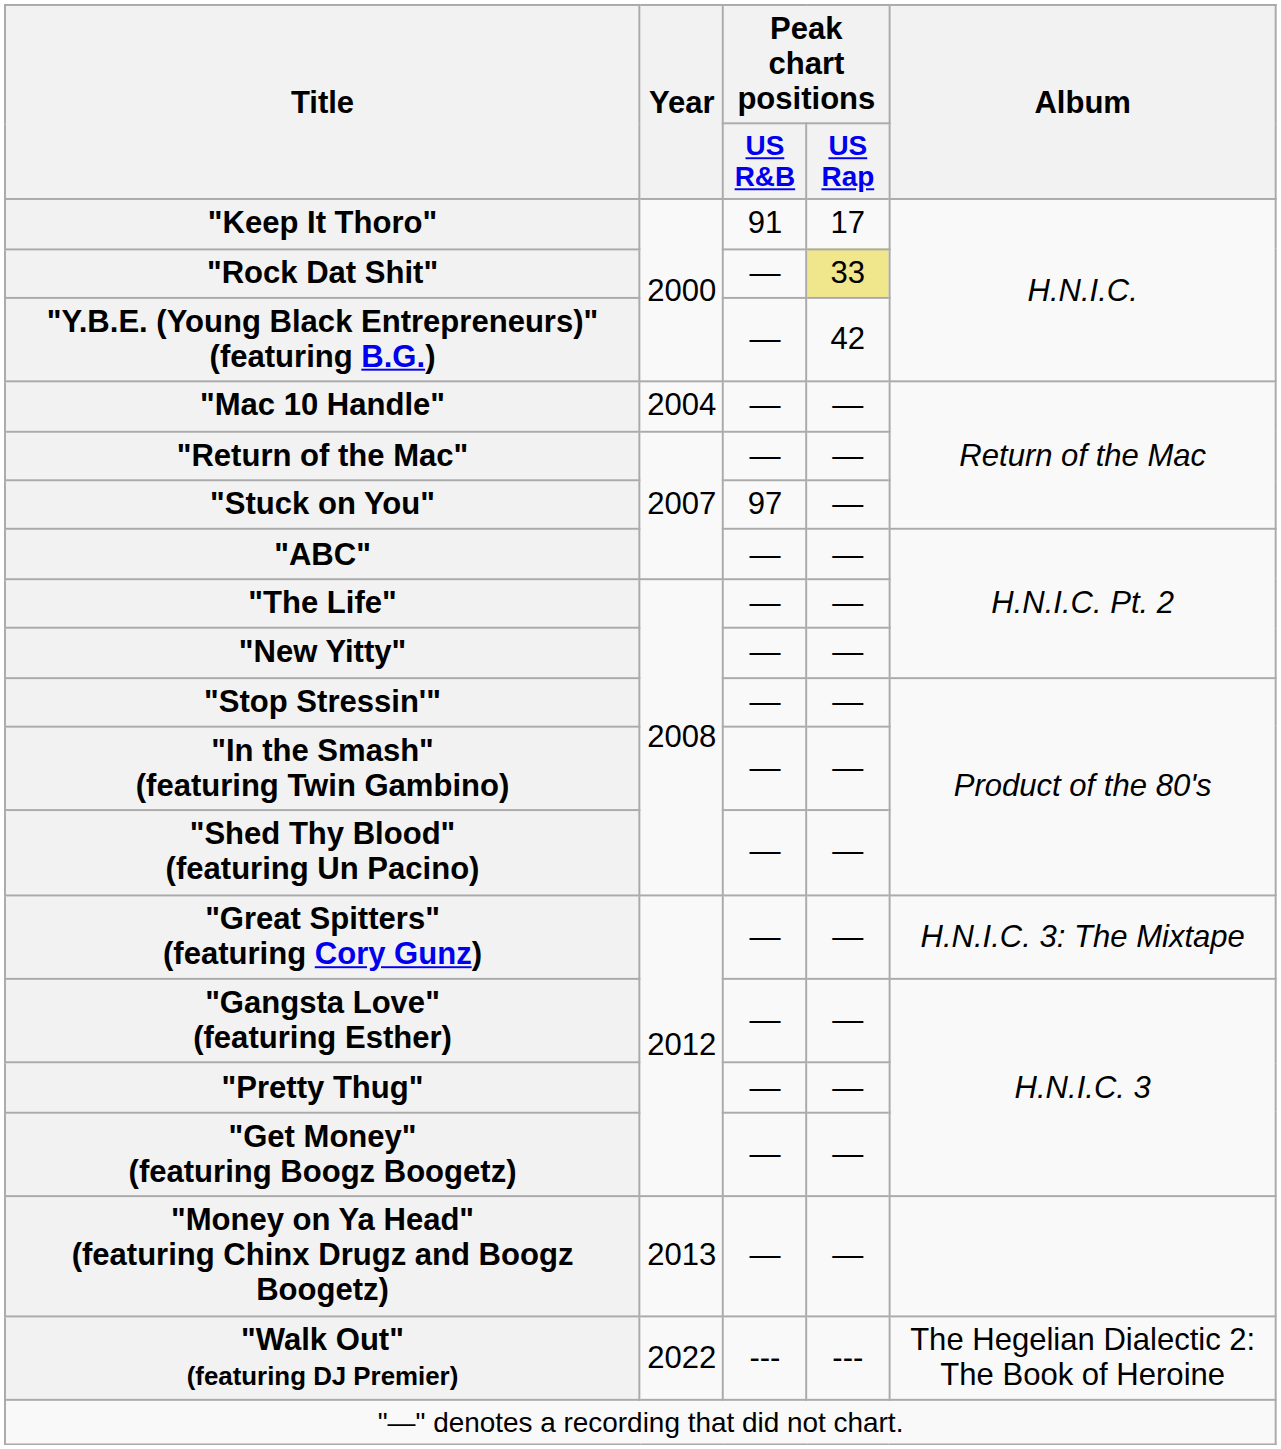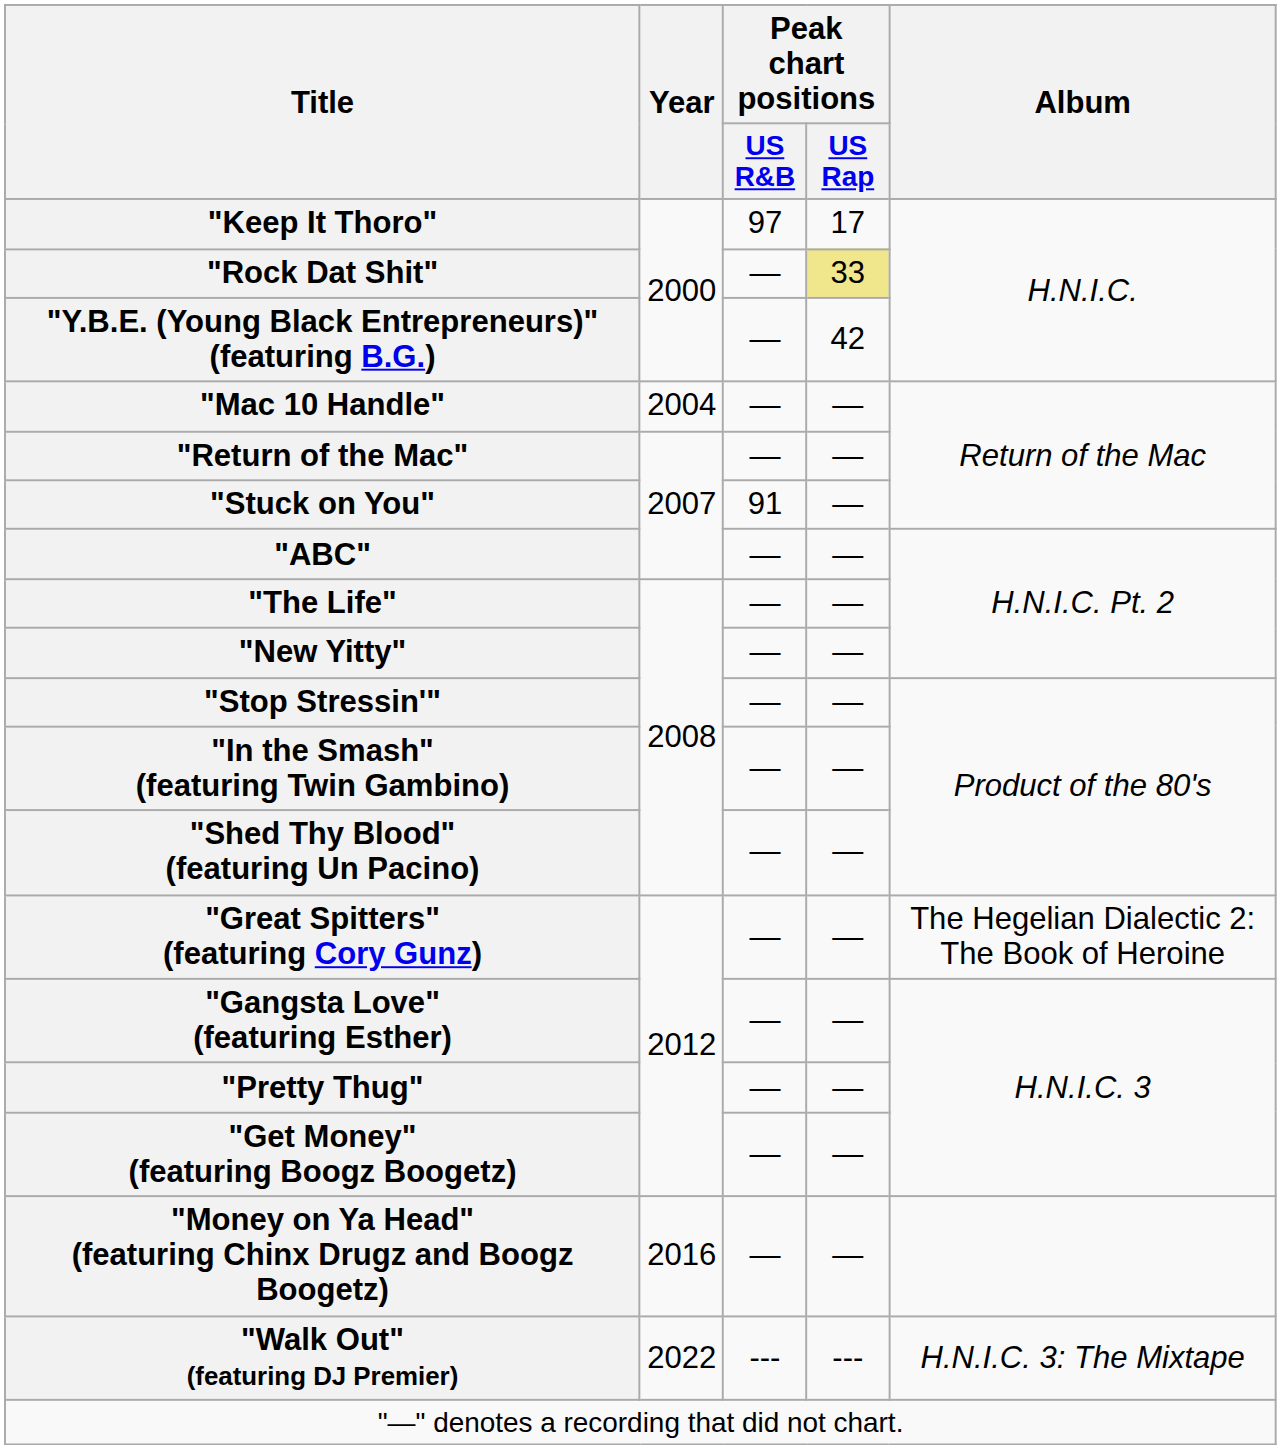(765, 223) 91 -> (765, 223) 97
(765, 504) 97 -> (765, 504) 91
(1083, 936) H.N.I.C. 3: The Mixtape -> (1083, 936) The Hegelian Dialectic 2: The Book of Heroine
(682, 1255) 2013 -> (682, 1255) 2016
(1083, 1357) The Hegelian Dialectic 2: The Book of Heroine -> (1083, 1357) H.N.I.C. 3: The Mixtape
